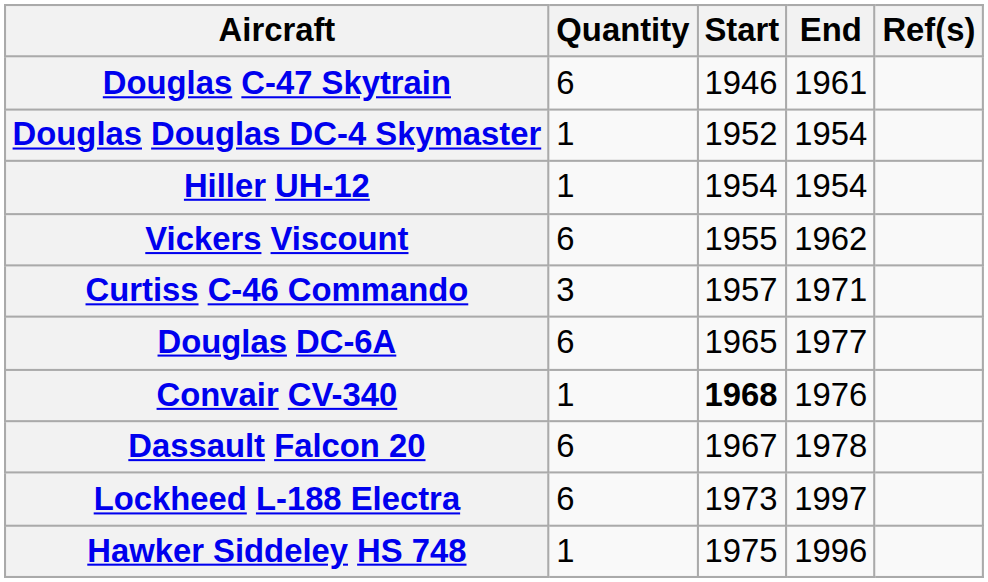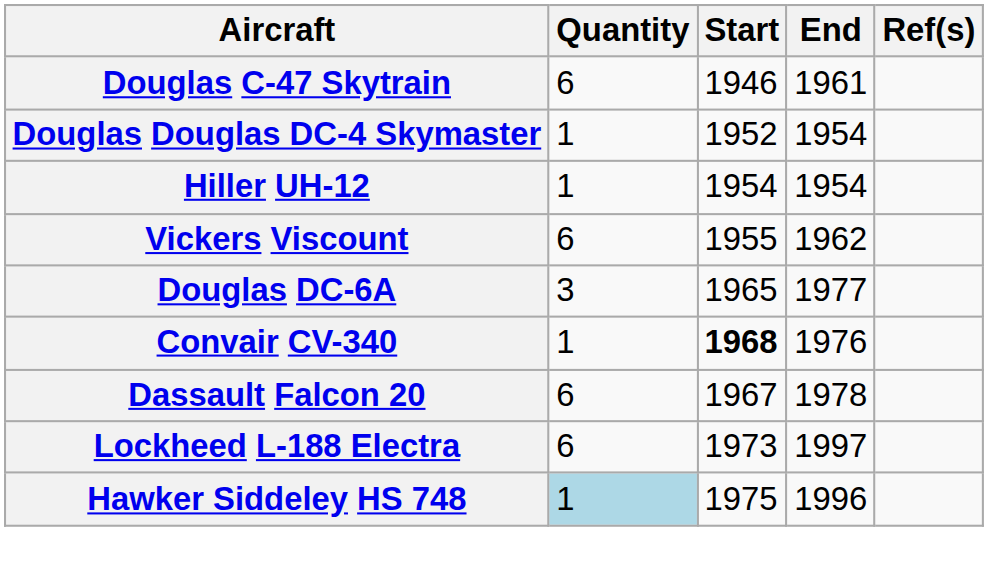- row: (277, 290)
(565, 342) 6 -> (565, 290) 3
(565, 550) no background -> (565, 498) lightblue background
